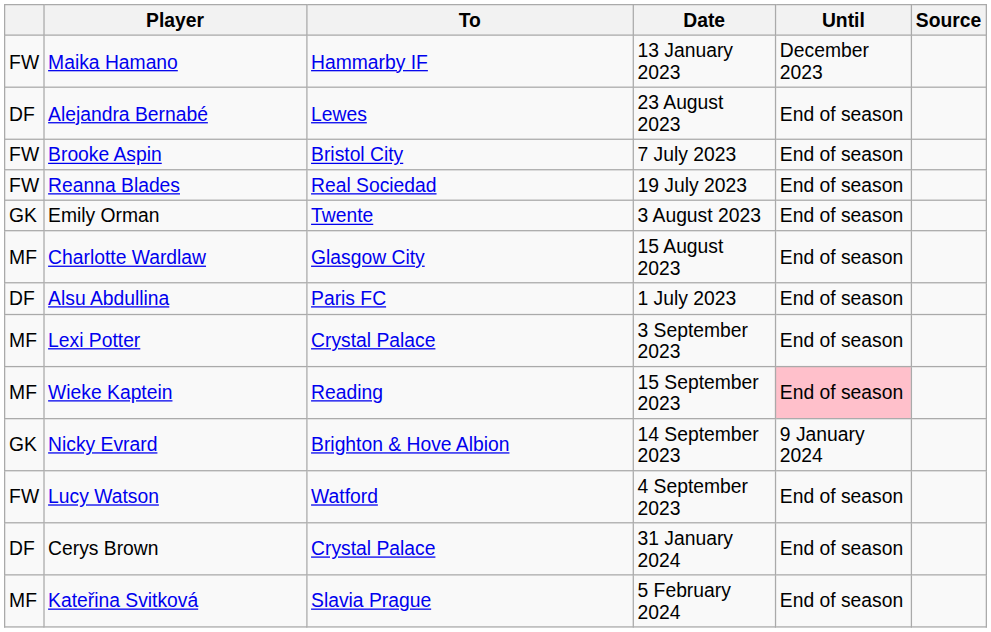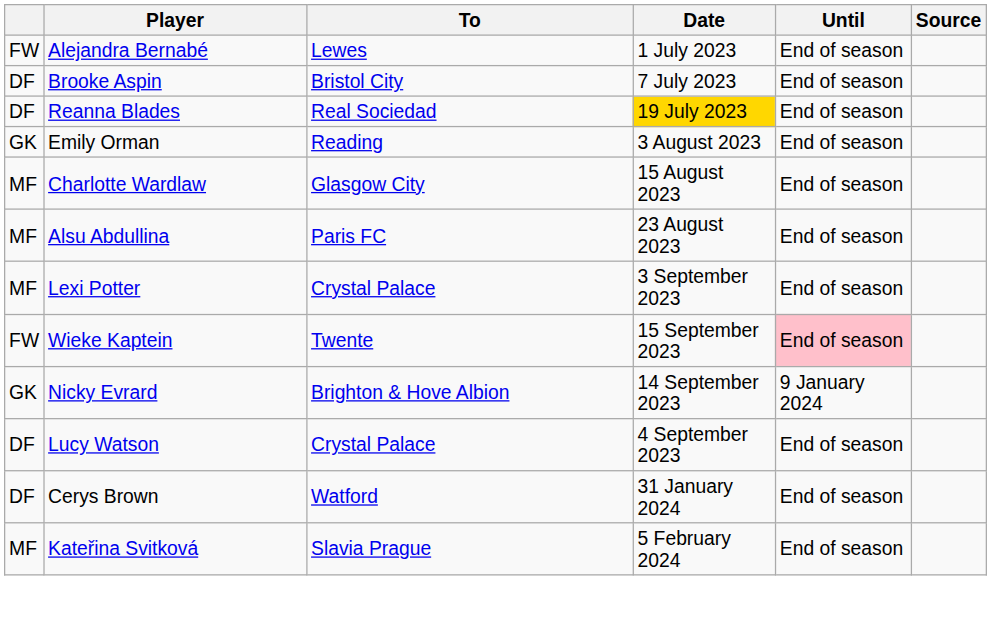- row: (113, 61)
(22, 114) DF -> (24, 51) FW
(680, 114) 23 August 2023 -> (687, 51) 1 July 2023
(24, 155) FW -> (22, 81) DF
(24, 186) FW -> (22, 112) DF
(692, 186) no background -> (692, 112) gold background
(342, 216) Twente -> (347, 142) Reading
(22, 299) DF -> (23, 236) MF
(687, 299) 1 July 2023 -> (680, 236) 23 August 2023
(23, 392) MF -> (24, 340) FW
(347, 392) Reading -> (342, 340) Twente
(24, 497) FW -> (22, 444) DF
(344, 497) Watford -> (373, 444) Crystal Palace
(373, 549) Crystal Palace -> (344, 497) Watford
